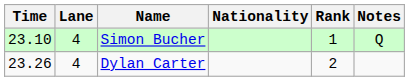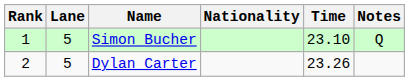columns swapped: (333, 16) <-> (30, 16)
(76, 40) 4 -> (67, 40) 5
(76, 64) 4 -> (67, 64) 5
